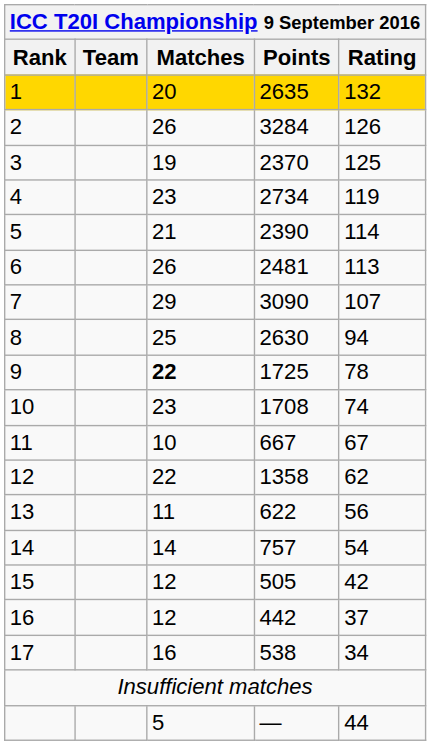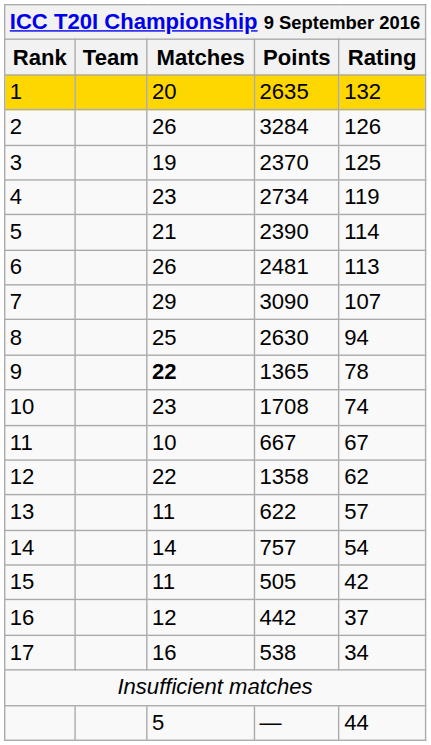(284, 372) 1725 -> (284, 372) 1365
(357, 512) 56 -> (357, 512) 57
(164, 582) 12 -> (163, 582) 11
